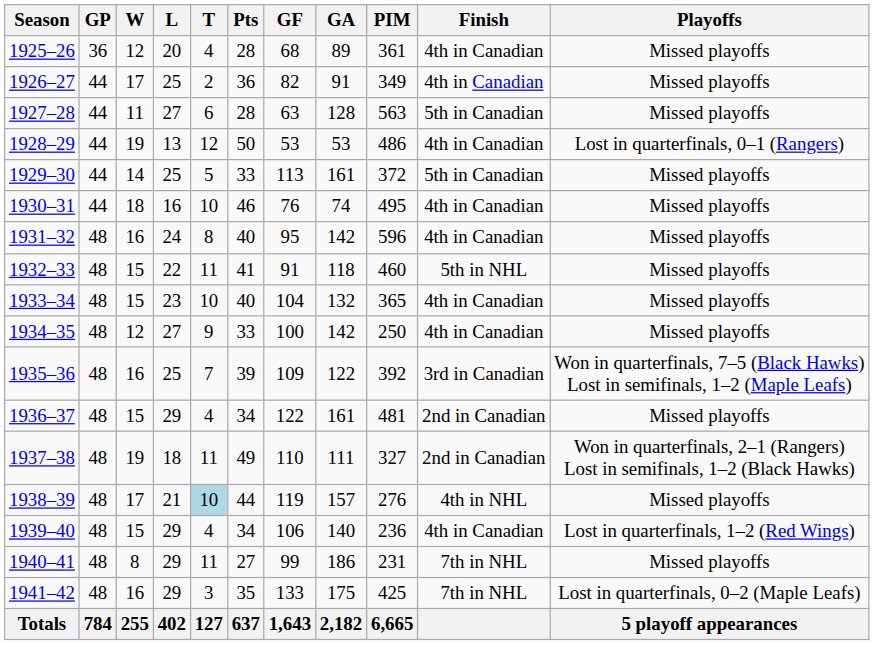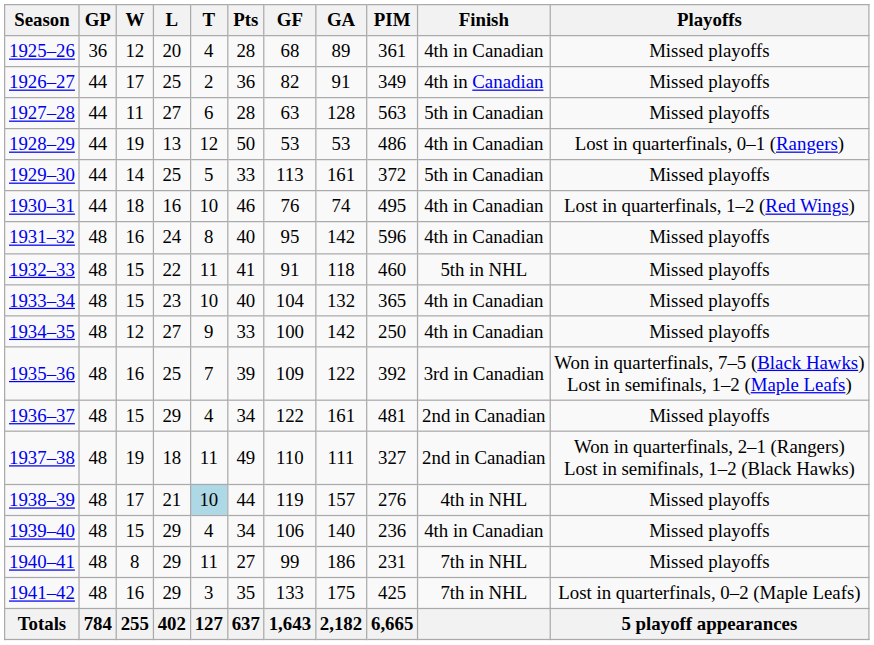(709, 206) Missed playoffs -> (709, 206) Lost in quarterfinals, 1–2 (Red Wings)
(709, 531) Lost in quarterfinals, 1–2 (Red Wings) -> (709, 531) Missed playoffs
